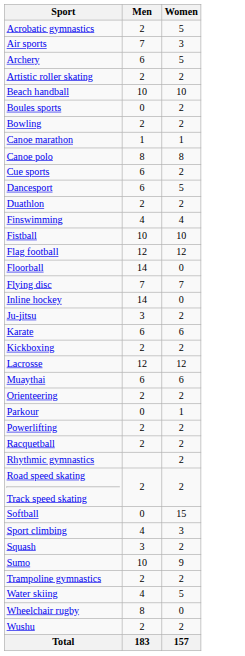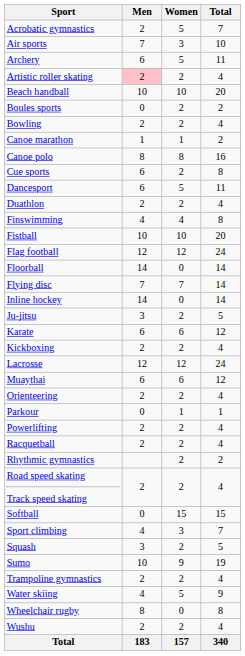+ column: (221, 12)
(142, 76) no background -> (142, 76) pink background
